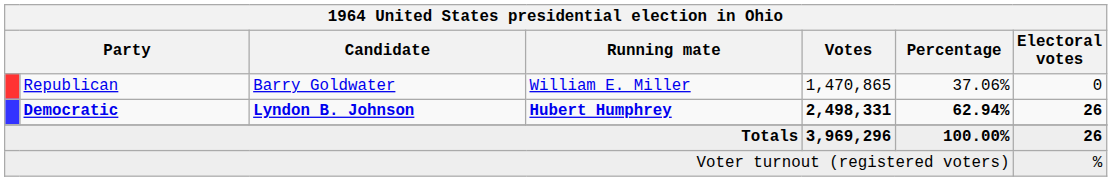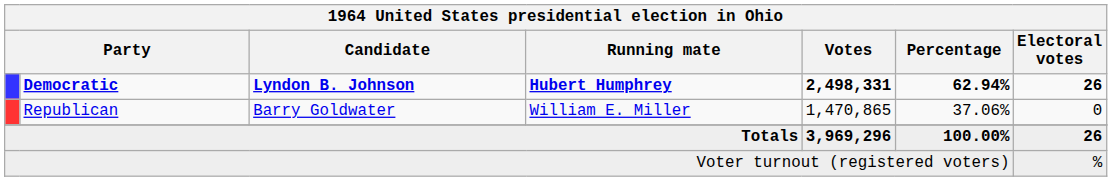rows swapped: (71, 112) <-> (71, 87)
